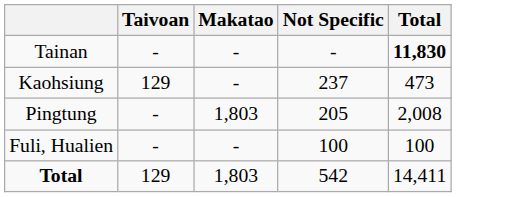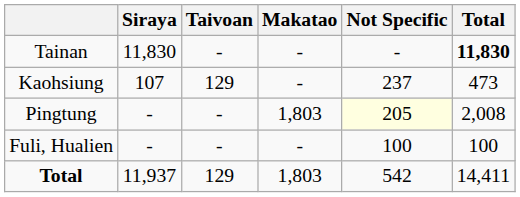+ column: (149, 20)
(333, 113) no background -> (397, 113) lightyellow background
